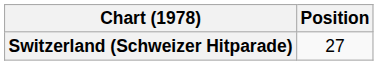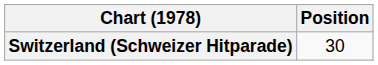(335, 45) 27 -> (335, 45) 30
